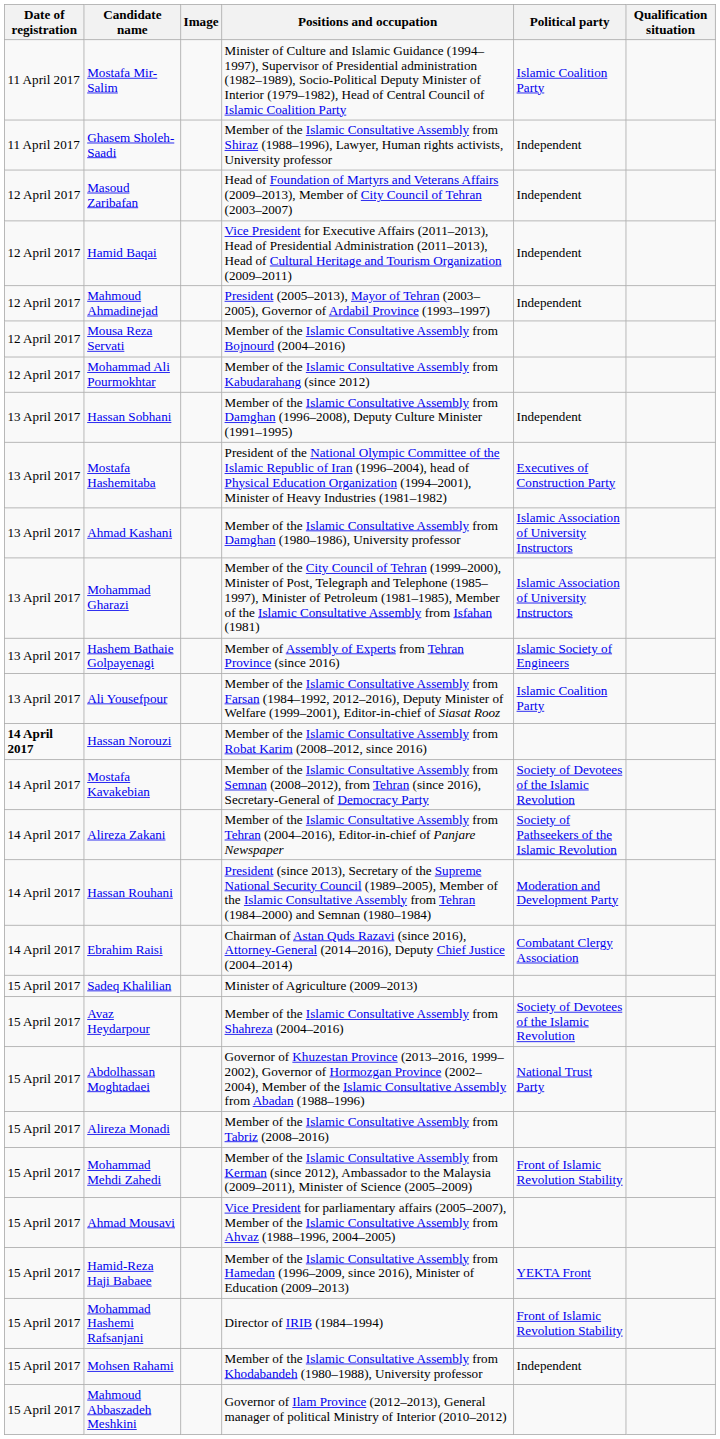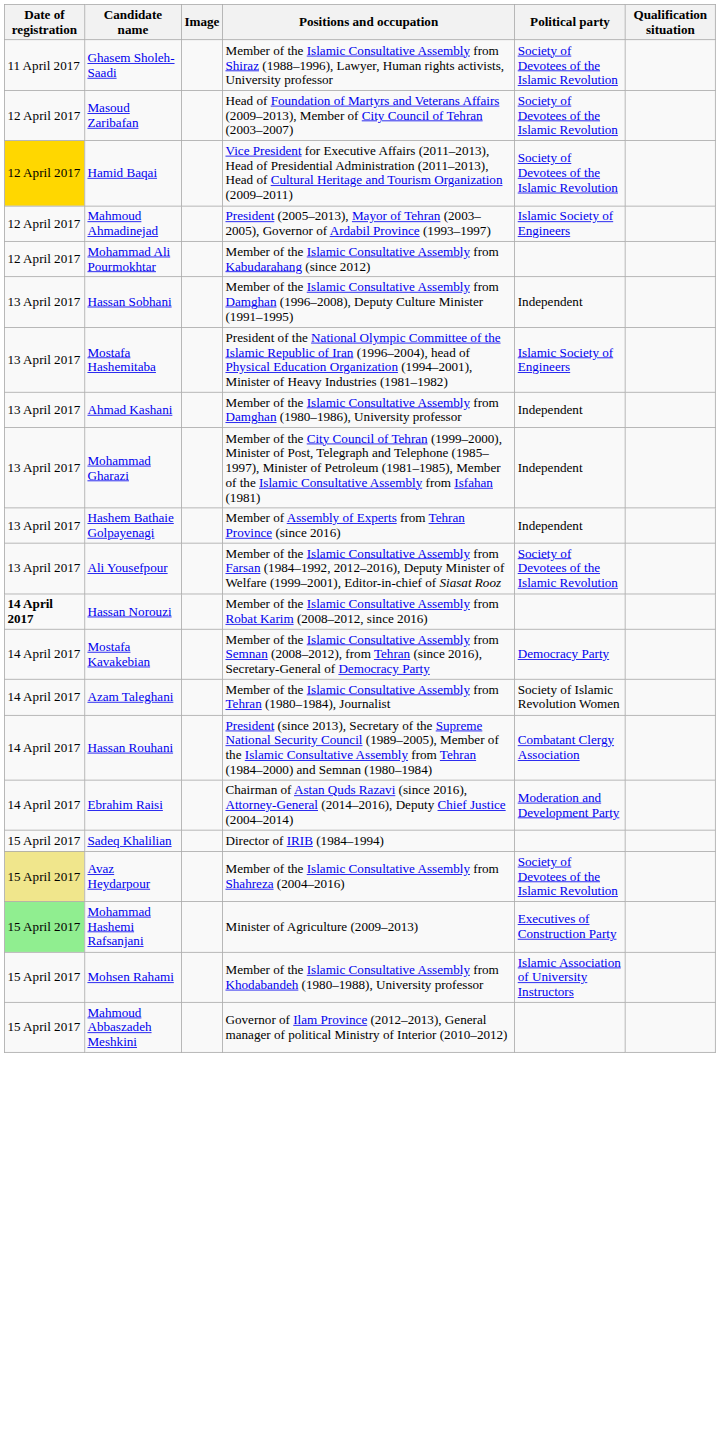- row: (122, 79)
(549, 145) Independent -> (568, 65) Society of Devotees of the Islamic Revolution
(549, 195) Independent -> (568, 115) Society of Devotees of the Islamic Revolution
(44, 253) no background -> (44, 173) gold background
(549, 253) Independent -> (568, 173) Society of Devotees of the Islamic Revolution
(549, 303) Independent -> (565, 223) Islamic Society of Engineers
- row: (120, 339)
(566, 475) Executives of Construction Party -> (565, 359) Islamic Society of Engineers
(568, 532) Islamic Association of University Instructors -> (550, 410) Independent
(568, 598) Islamic Association of University Instructors -> (550, 467) Independent
(564, 655) Islamic Society of Engineers -> (550, 525) Independent
(562, 698) Islamic Coalition Party -> (568, 568) Society of Devotees of the Islamic Revolution
(569, 784) Society of Devotees of the Islamic Revolution -> (563, 654) Democracy Party
+ row: (130, 697)
- row: (126, 834)
(567, 892) Moderation and Development Party -> (566, 747) Combatant Clergy Association
(565, 950) Combatant Clergy Association -> (569, 805) Moderation and Development Party
(321, 985) Minister of Agriculture (2009–2013) -> (305, 840) Director of IRIB (1984–1994)
(44, 1021) no background -> (44, 876) khaki background
- row: (121, 1079)
- row: (129, 1129)
- row: (124, 1172)
- row: (131, 1222)
- row: (120, 1273)
(44, 1323) no background -> (44, 926) lightgreen background
(304, 1323) Director of IRIB (1984–1994) -> (322, 926) Minister of Agriculture (2009–2013)
(570, 1323) Front of Islamic Revolution Stability -> (567, 926) Executives of Construction Party
(549, 1366) Independent -> (569, 977) Islamic Association of University Instructors
